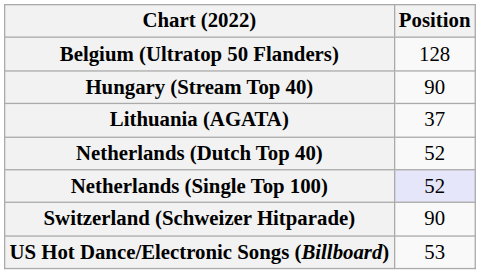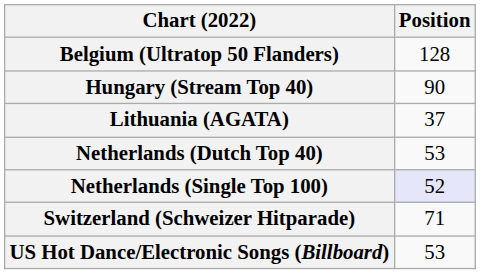(435, 152) 52 -> (435, 152) 53
(435, 218) 90 -> (435, 218) 71
